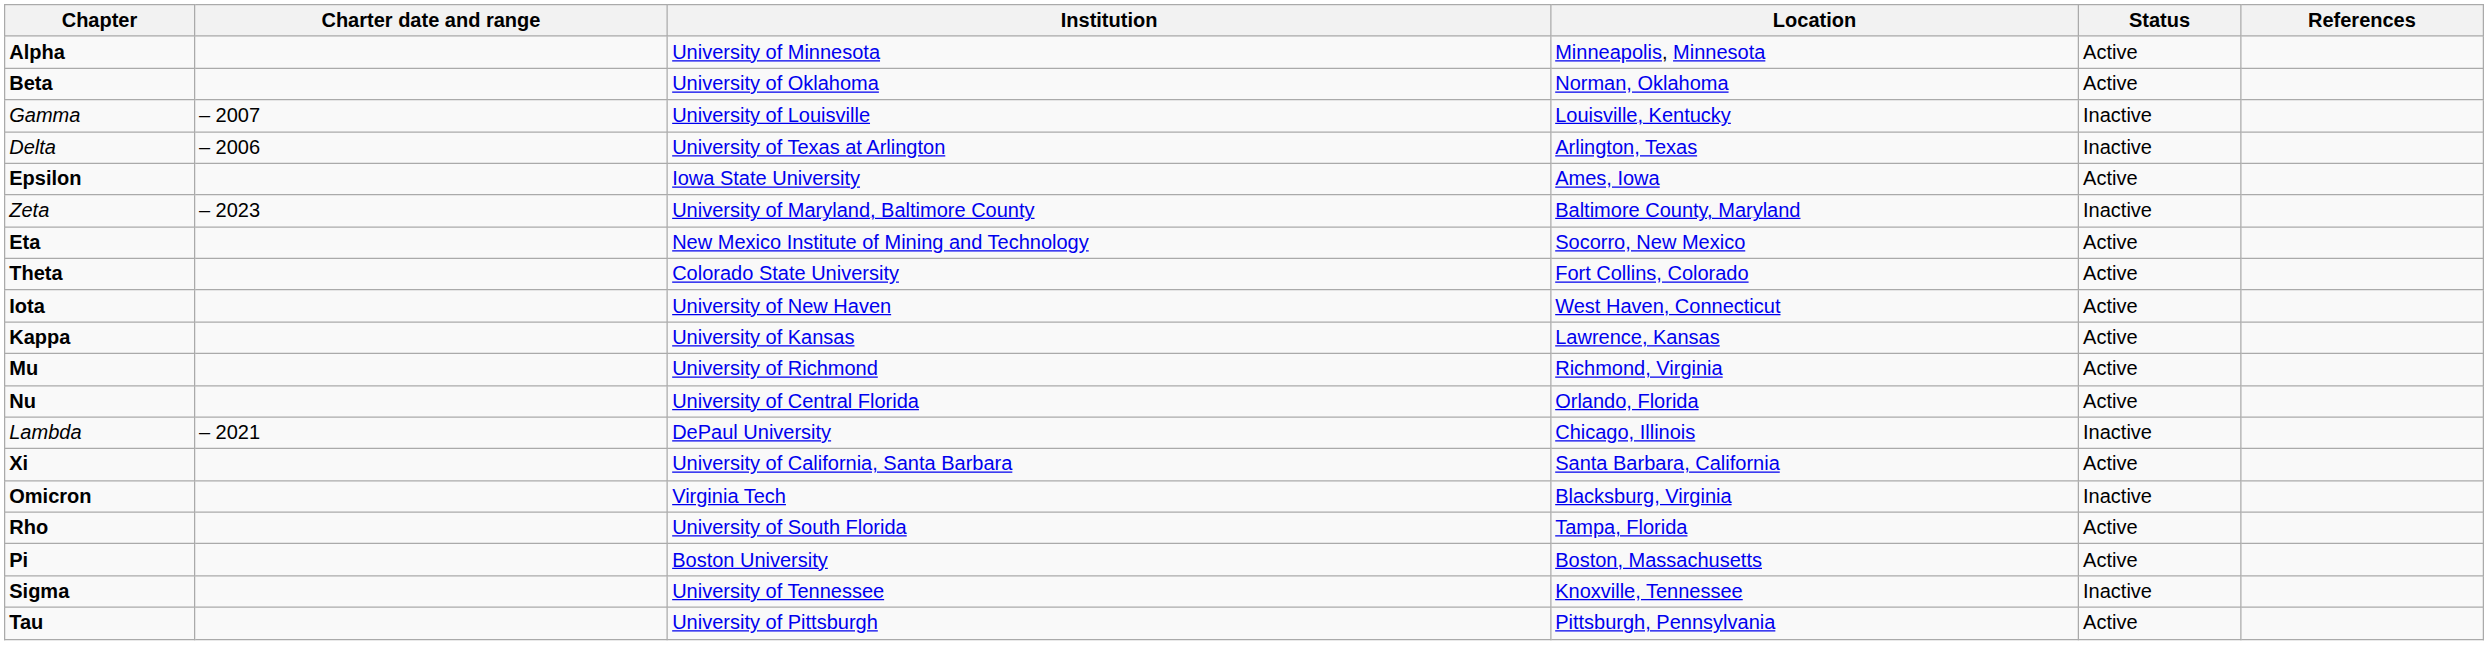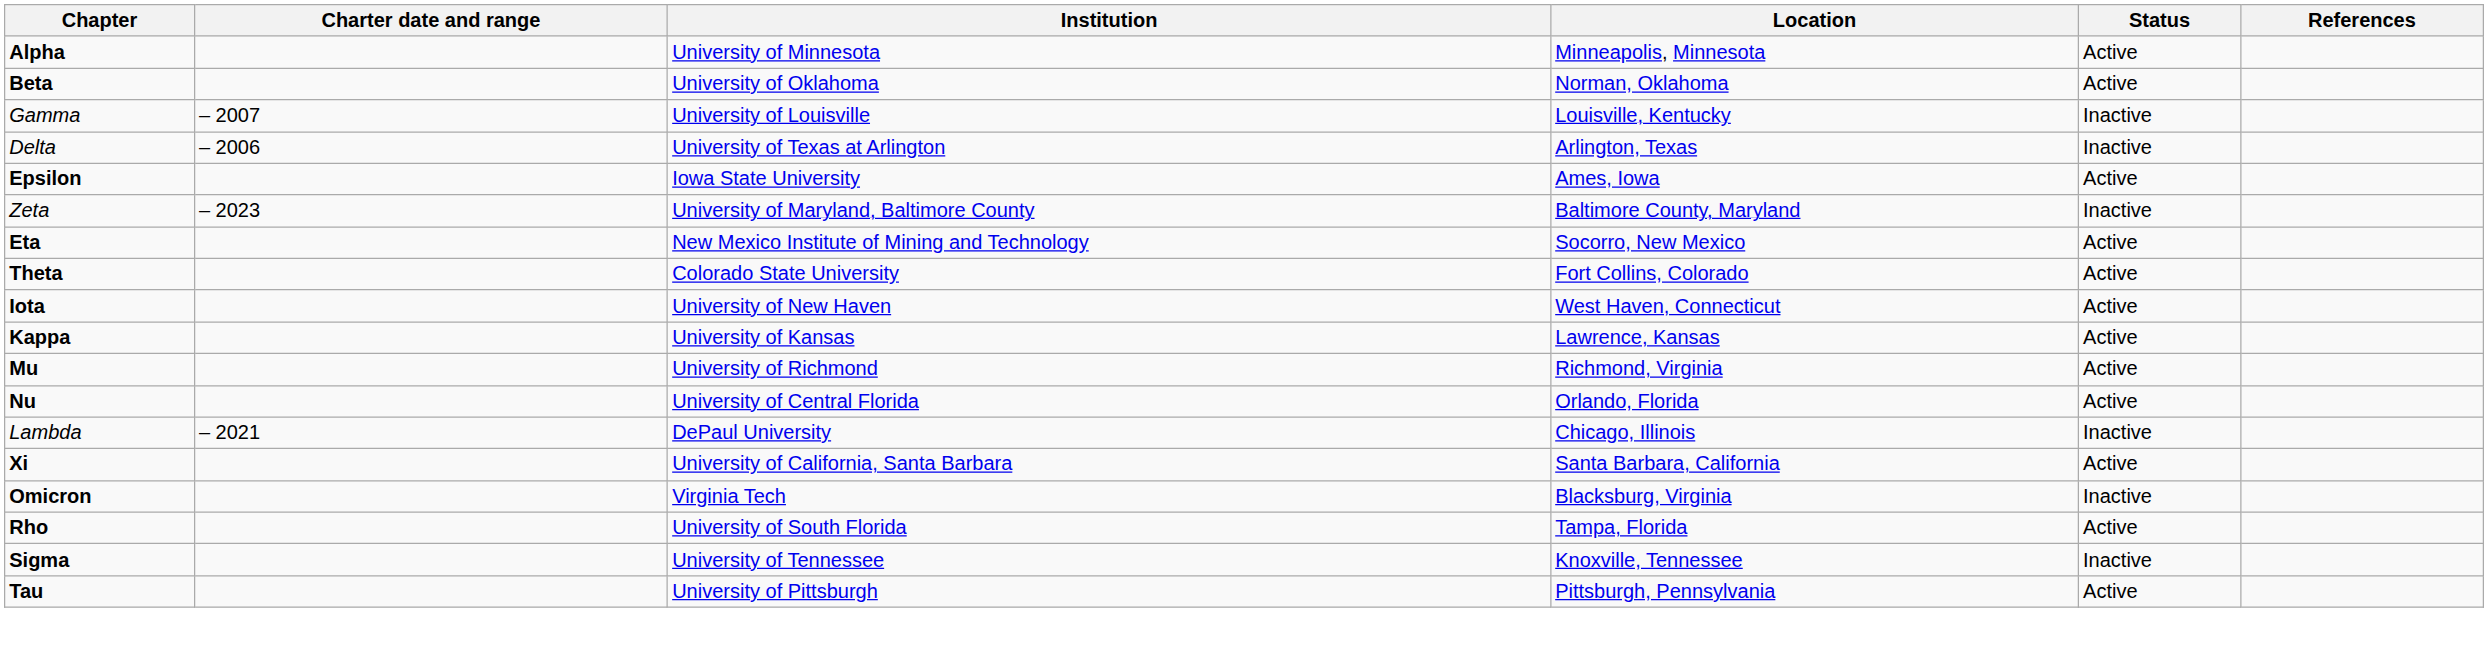- row: (19, 559)
